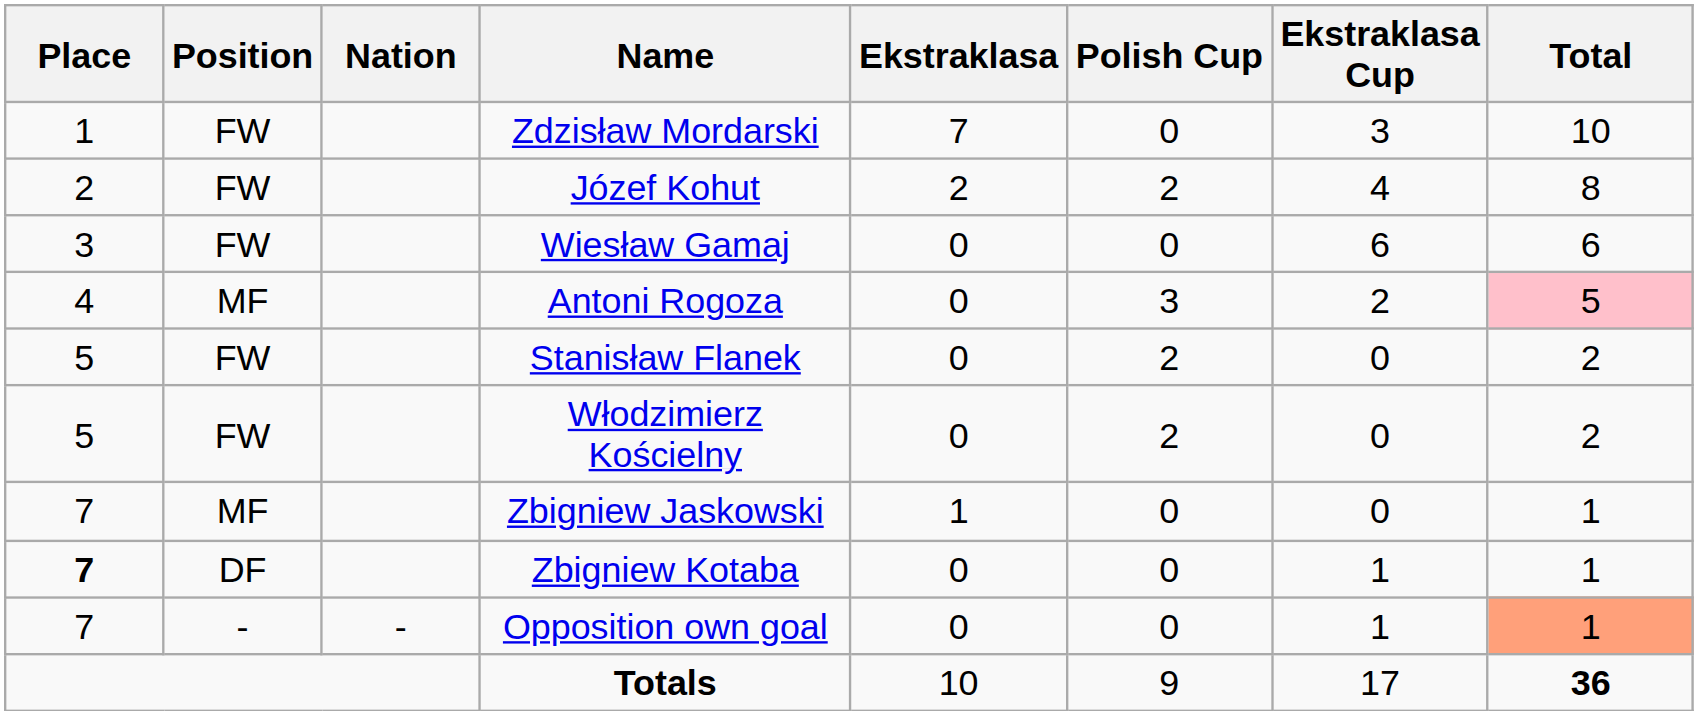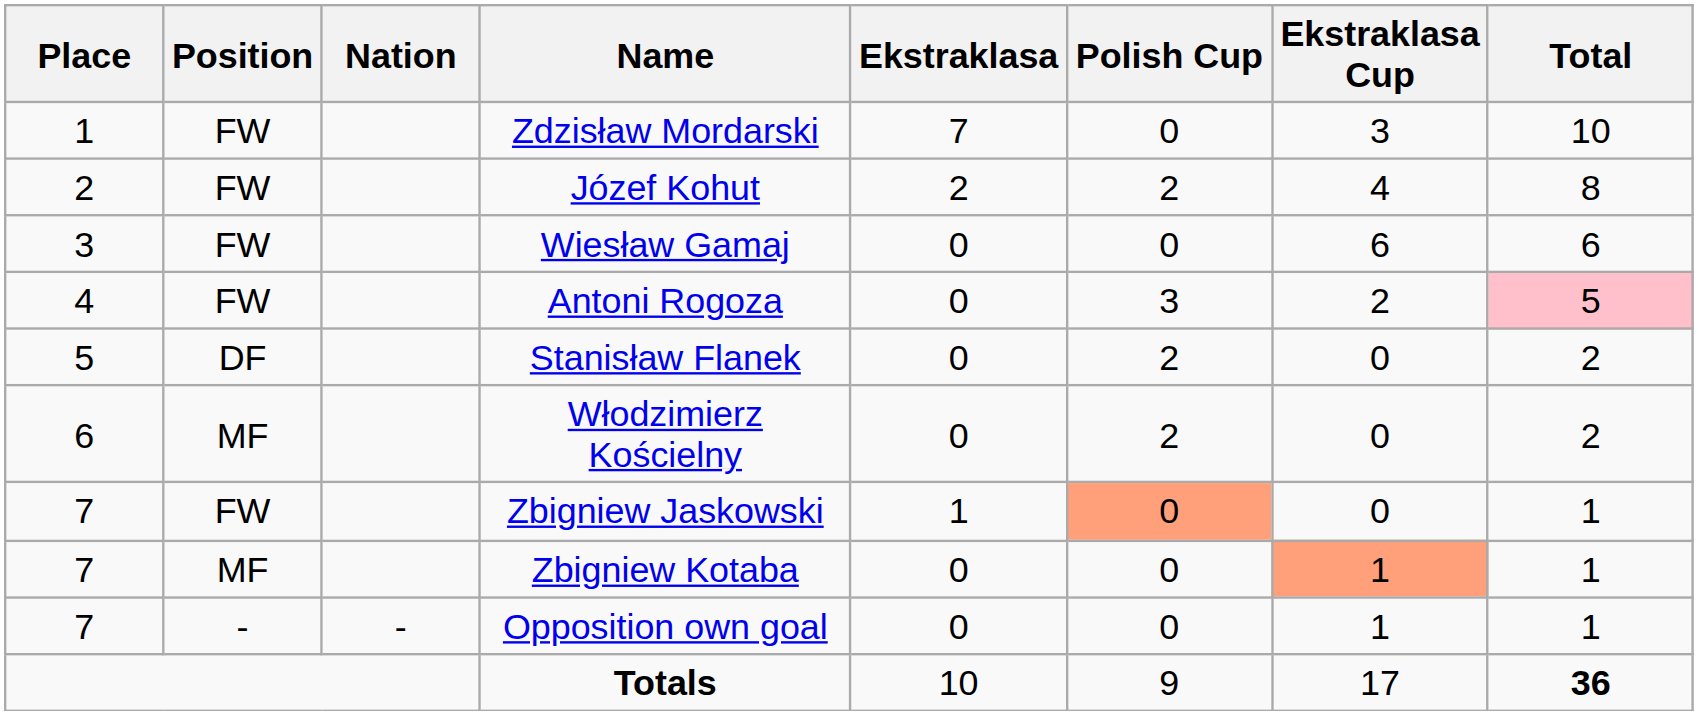(243, 301) MF -> (243, 301) FW
(243, 358) FW -> (243, 358) DF
(84, 435) 5 -> (84, 435) 6
(243, 435) FW -> (243, 435) MF
(243, 512) MF -> (243, 512) FW
(1169, 512) no background -> (1169, 512) lightsalmon background
(84, 568) bold -> (84, 568) normal
(243, 568) DF -> (243, 568) MF
(1380, 568) no background -> (1380, 568) lightsalmon background
(1591, 625) lightsalmon background -> (1591, 625) no background
